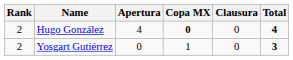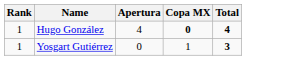- column: (237, 13)
(19, 30) 2 -> (19, 30) 1
(19, 47) 2 -> (19, 47) 1
